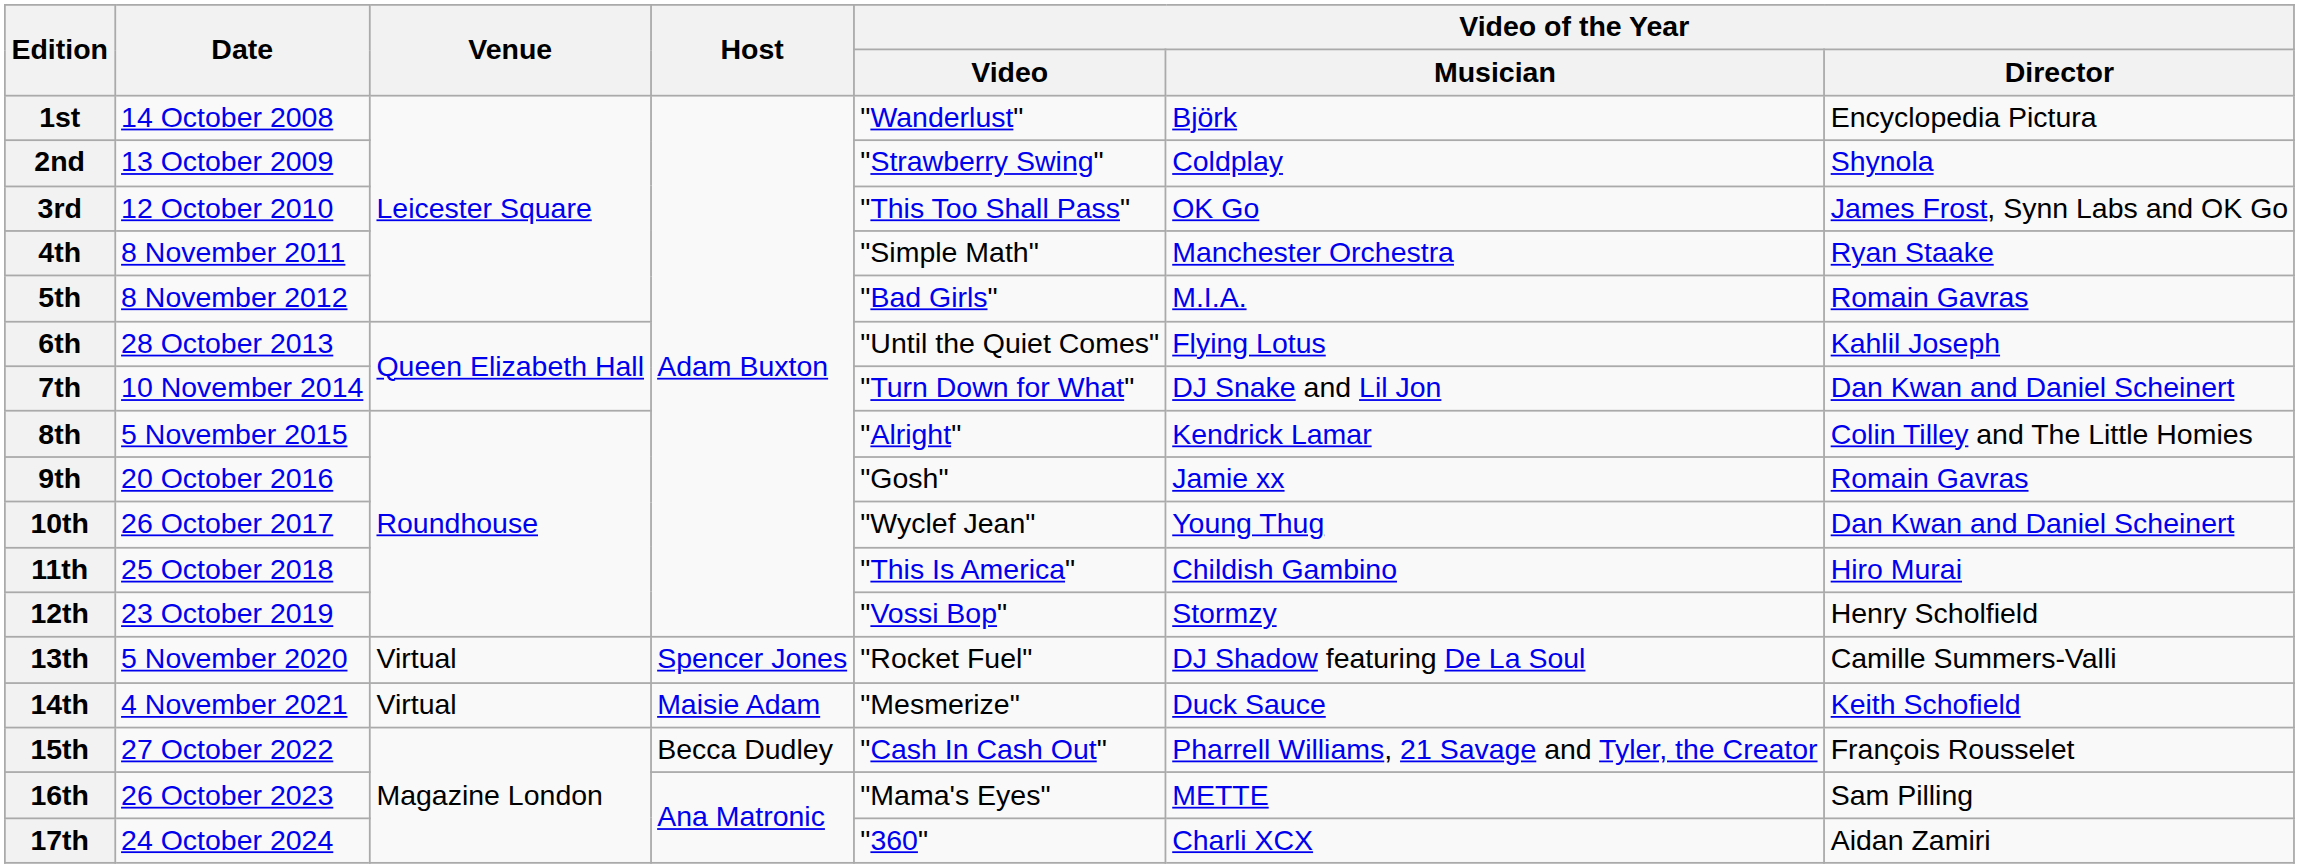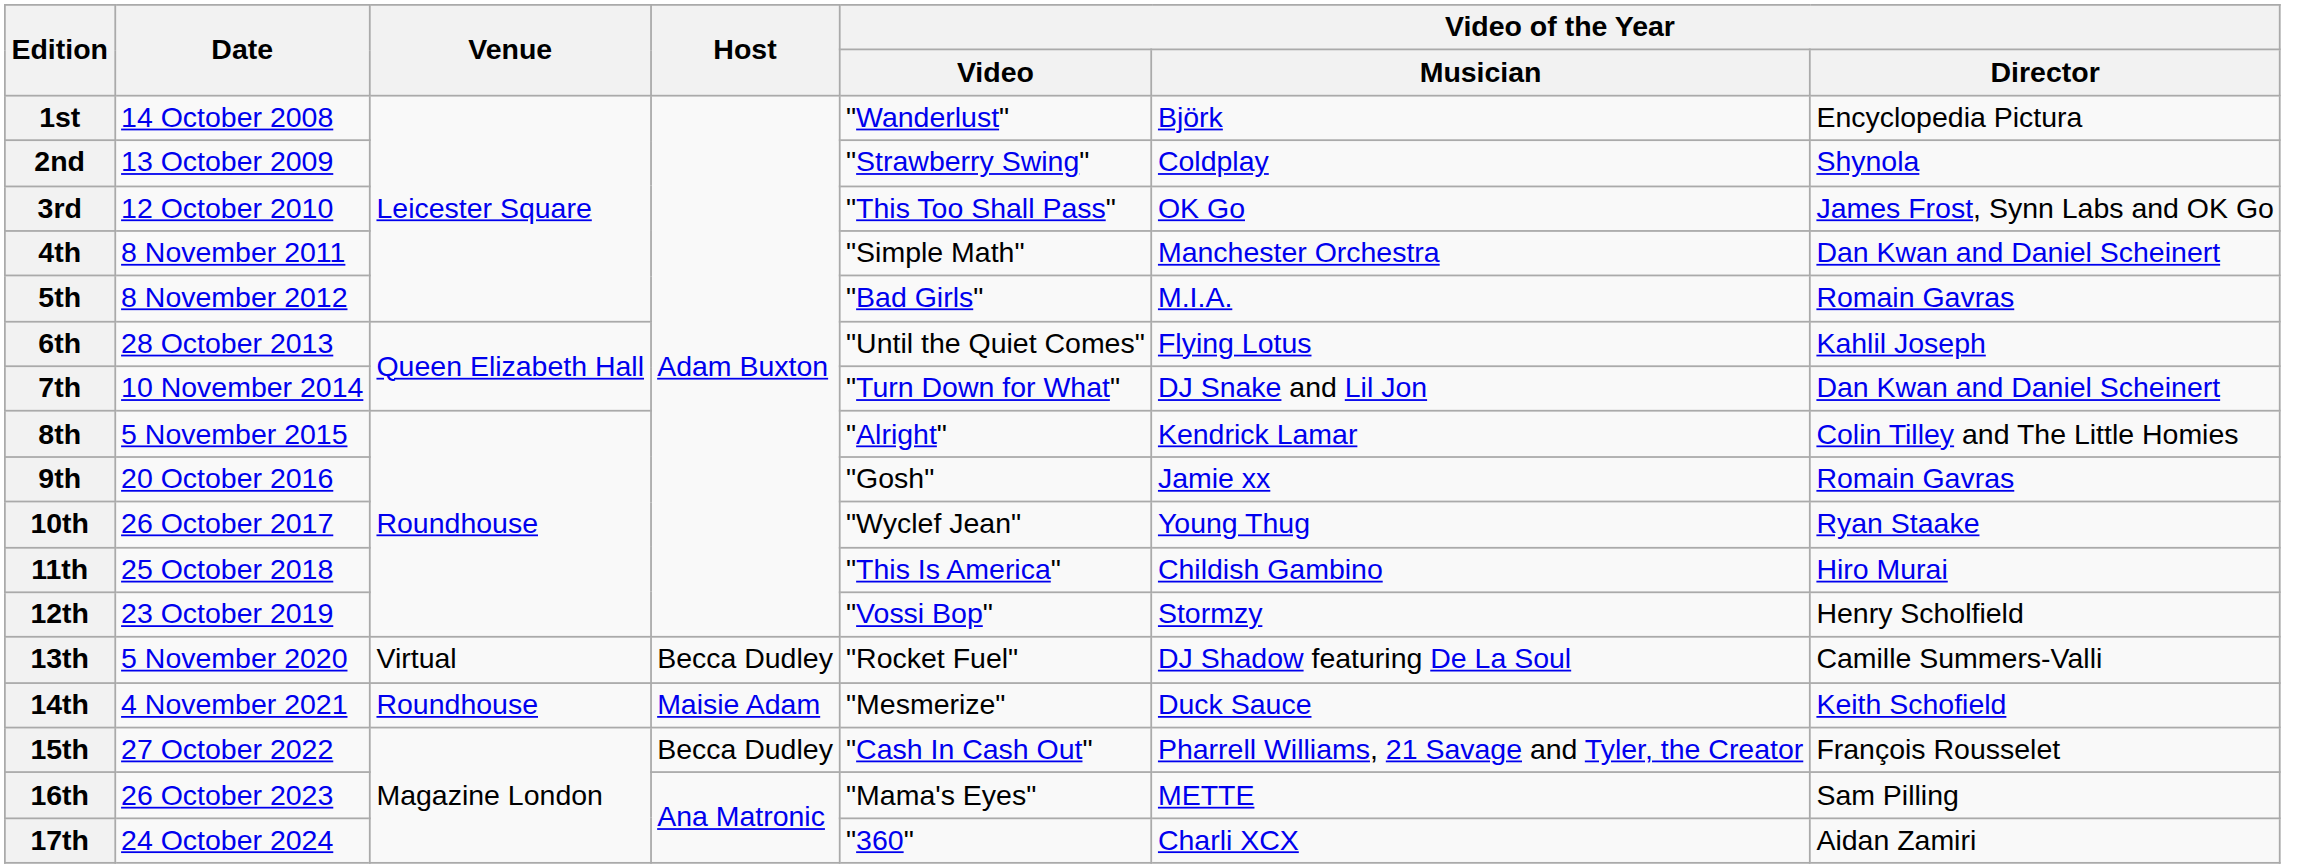(1912, 252) Ryan Staake -> (2018, 252) Dan Kwan and Daniel Scheinert
(2033, 523) Dan Kwan and Daniel Scheinert -> (1898, 523) Ryan Staake
(752, 659) Spencer Jones -> (745, 659) Becca Dudley
(417, 704) Virtual -> (457, 704) Roundhouse
